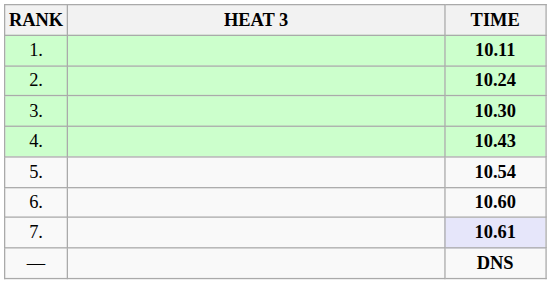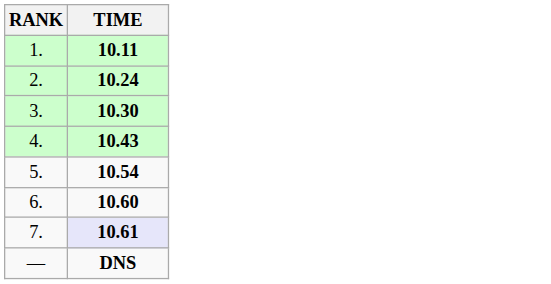- column: (256, 20)
